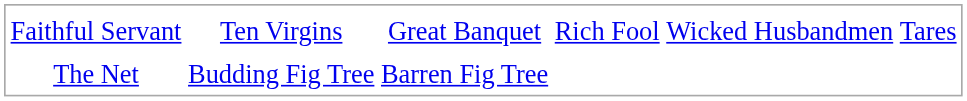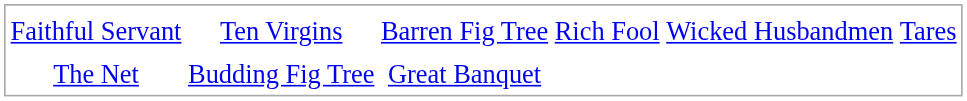(465, 31) Great Banquet -> (465, 31) Barren Fig Tree
(465, 74) Barren Fig Tree -> (465, 74) Great Banquet
